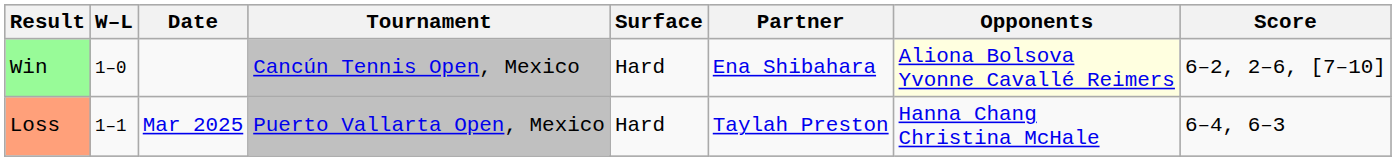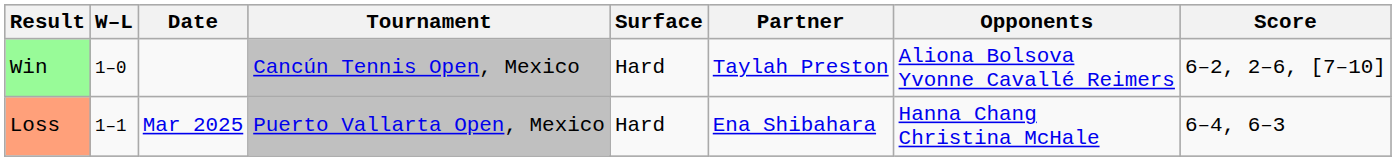(794, 68) Ena Shibahara -> (801, 68) Taylah Preston
(1037, 68) lightyellow background -> (1037, 68) no background
(801, 126) Taylah Preston -> (794, 126) Ena Shibahara
